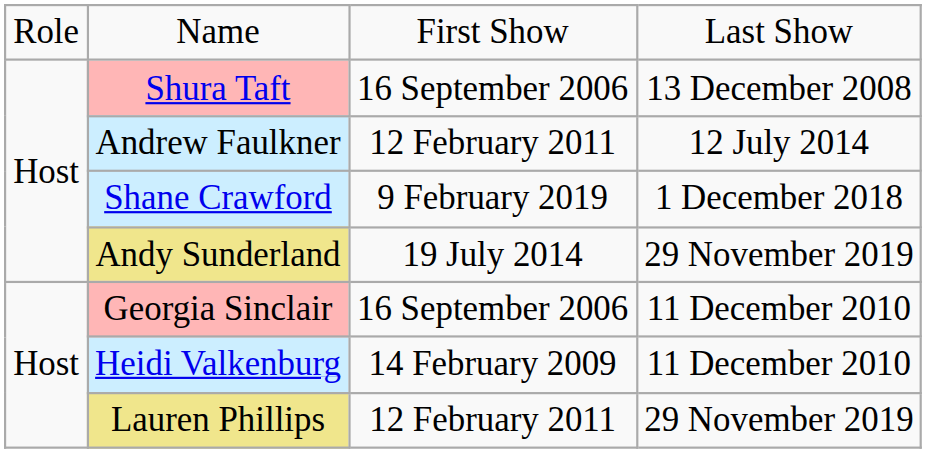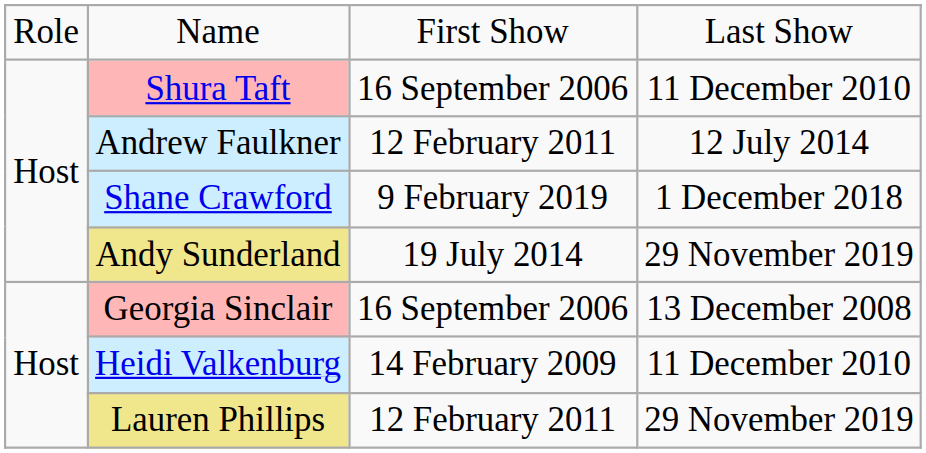(779, 87) 13 December 2008 -> (779, 87) 11 December 2010
(779, 308) 11 December 2010 -> (779, 308) 13 December 2008
